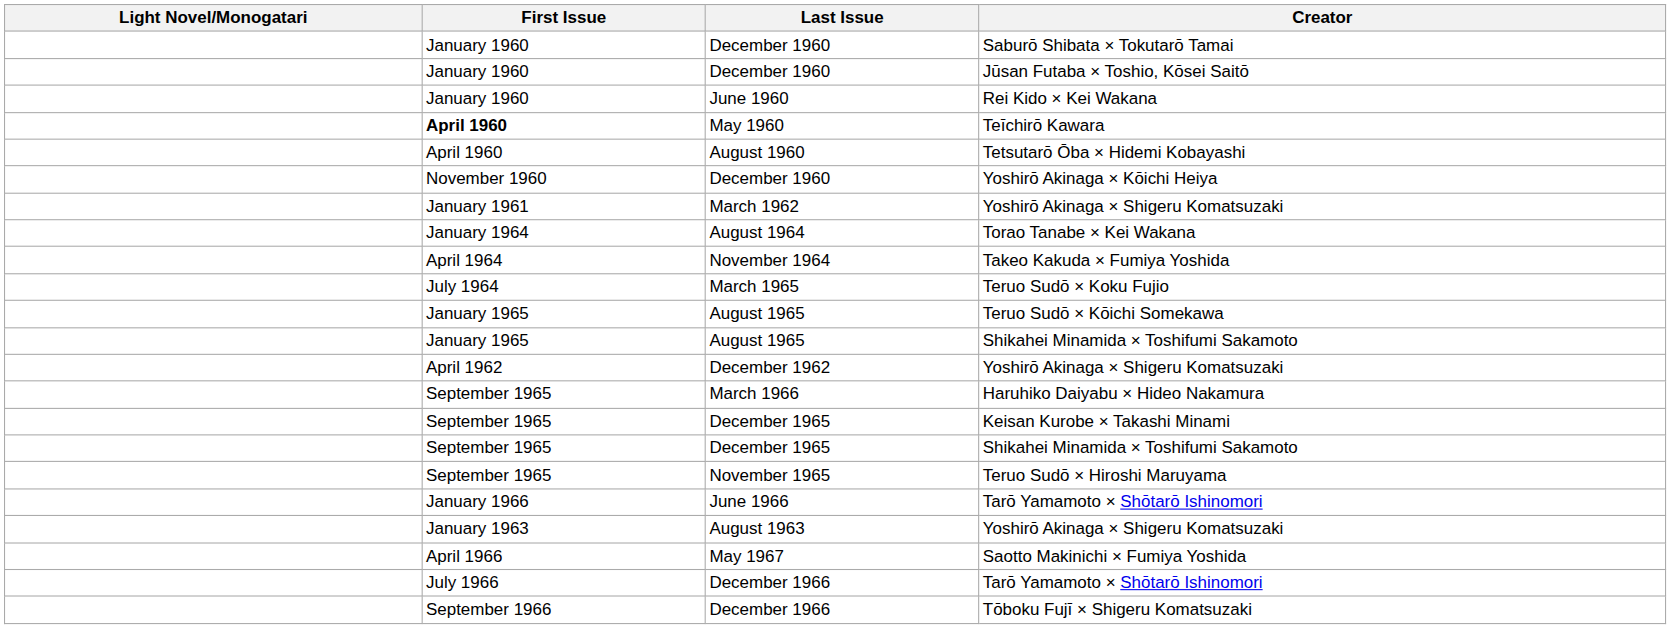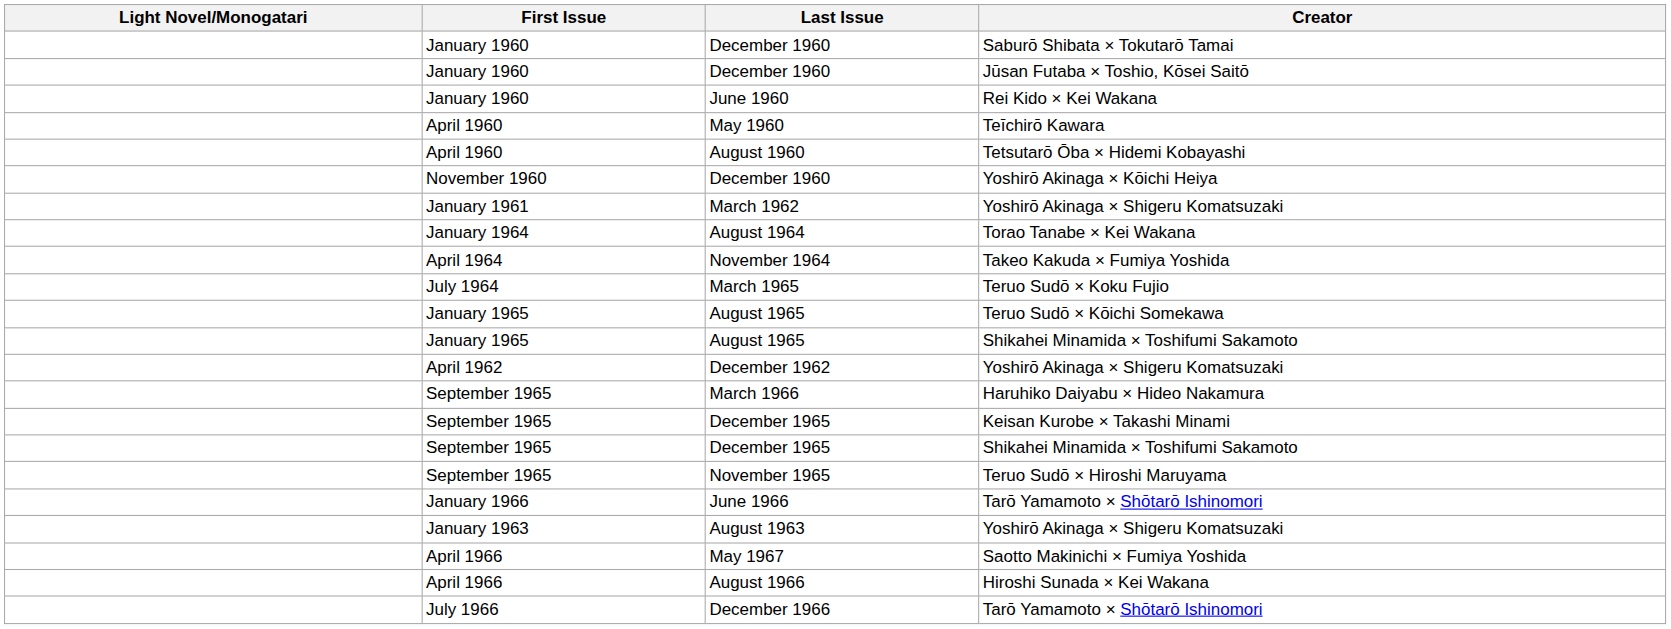(467, 125) bold -> (464, 125) normal
+ row: (757, 582)
- row: (770, 609)
